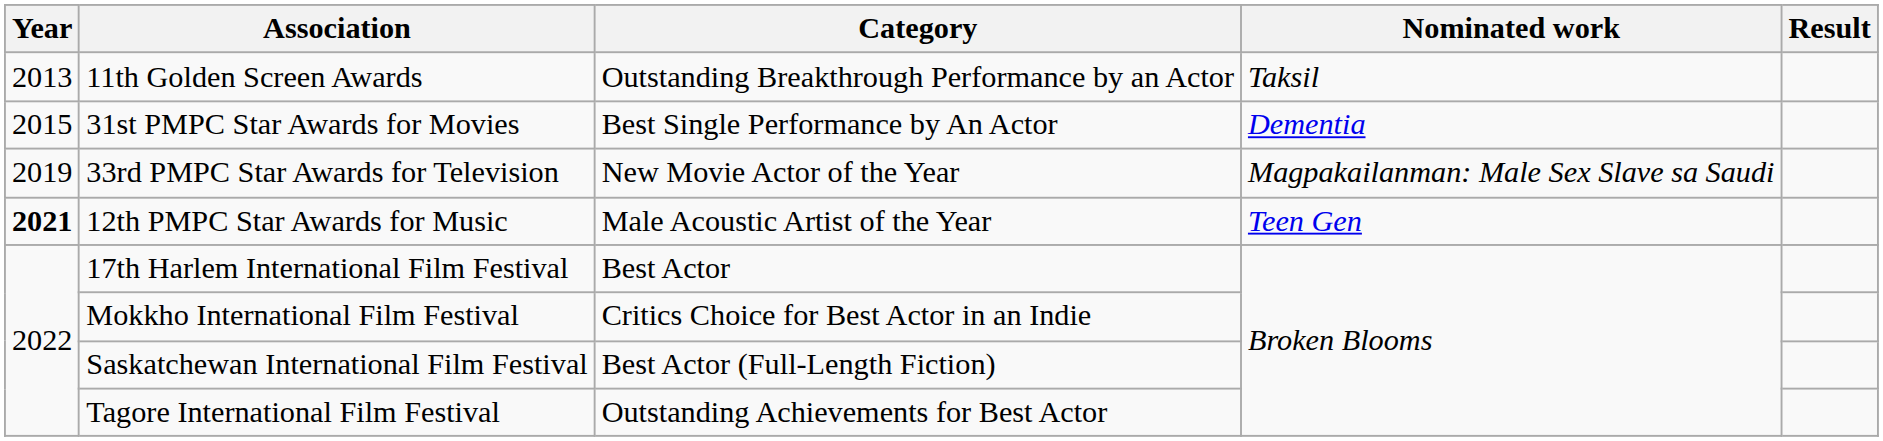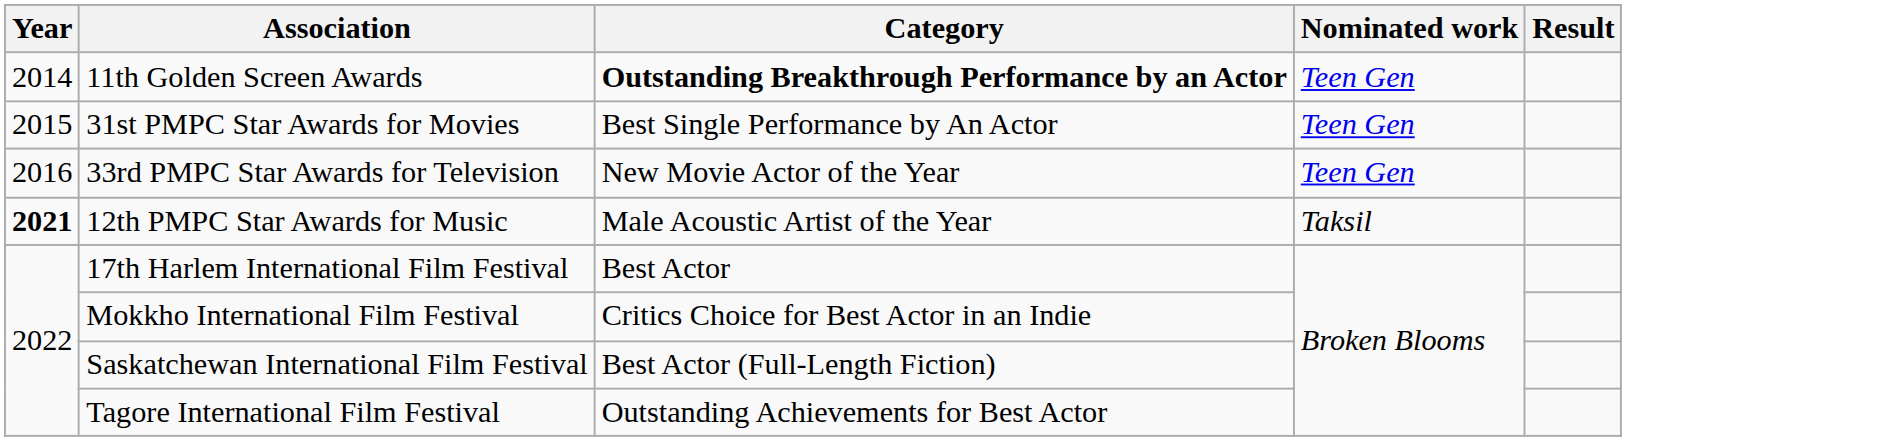(42, 76) 2013 -> (42, 76) 2014
(918, 76) normal -> (944, 76) bold
(1284, 76) Taksil -> (1358, 76) Teen Gen
(1307, 124) Dementia -> (1358, 124) Teen Gen
(42, 172) 2019 -> (42, 172) 2016
(1511, 172) Magpakailanman: Male Sex Slave sa Saudi -> (1358, 172) Teen Gen
(1305, 220) Teen Gen -> (1336, 220) Taksil
